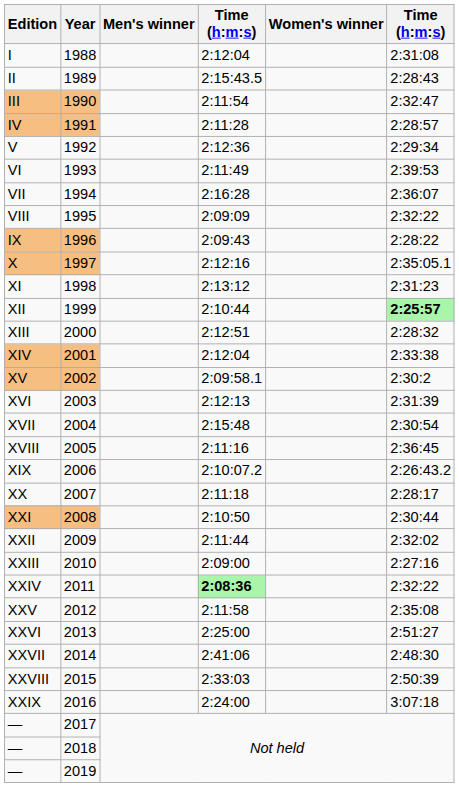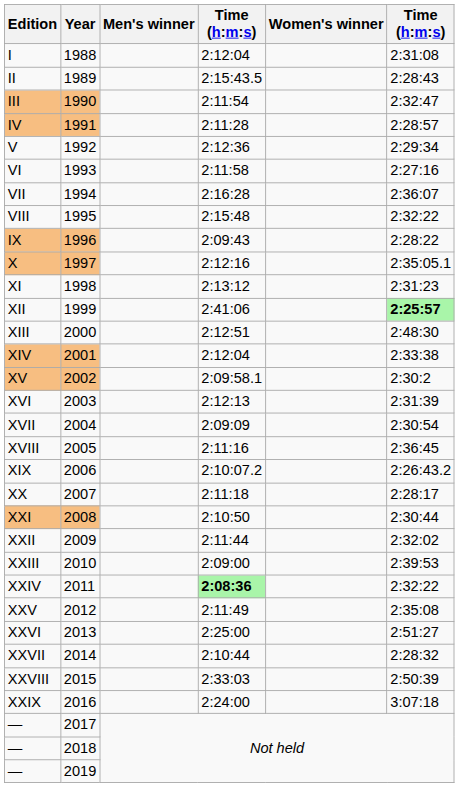(225, 170) 2:11:49 -> (225, 170) 2:11:58
(415, 170) 2:39:53 -> (415, 170) 2:27:16
(226, 217) 2:09:09 -> (226, 217) 2:15:48
(226, 309) 2:10:44 -> (226, 309) 2:41:06
(415, 332) 2:28:32 -> (415, 332) 2:48:30
(226, 424) 2:15:48 -> (226, 424) 2:09:09
(415, 563) 2:27:16 -> (415, 563) 2:39:53
(225, 609) 2:11:58 -> (225, 609) 2:11:49
(226, 655) 2:41:06 -> (226, 655) 2:10:44
(415, 655) 2:48:30 -> (415, 655) 2:28:32
